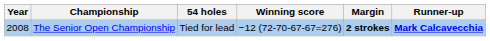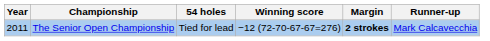(18, 28) 2008 -> (17, 28) 2011
(439, 28) bold -> (435, 28) normal
